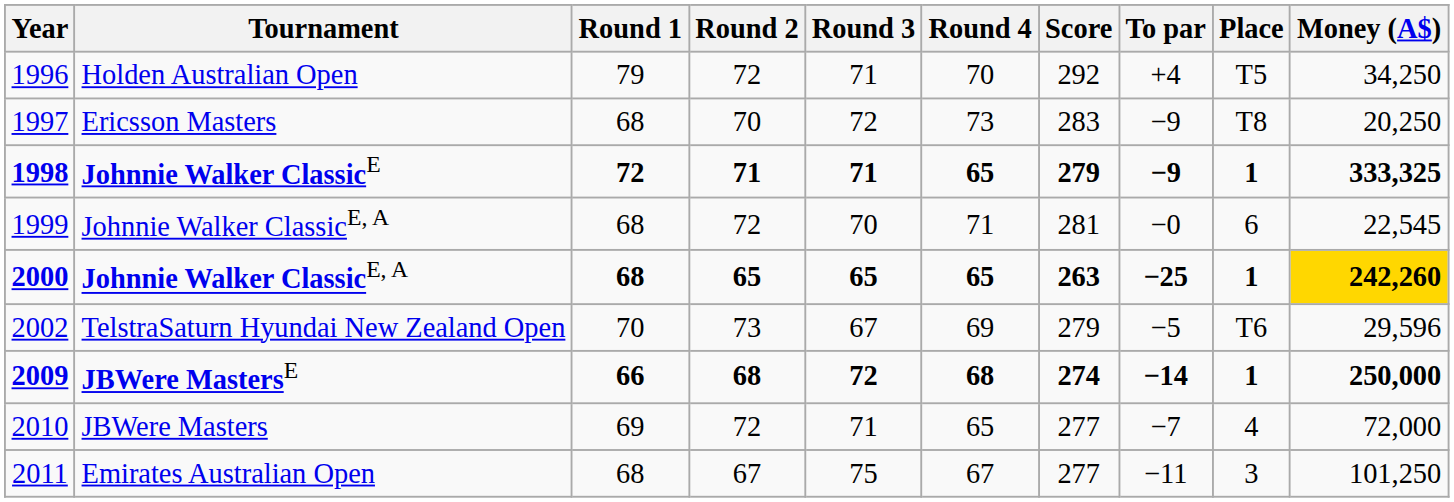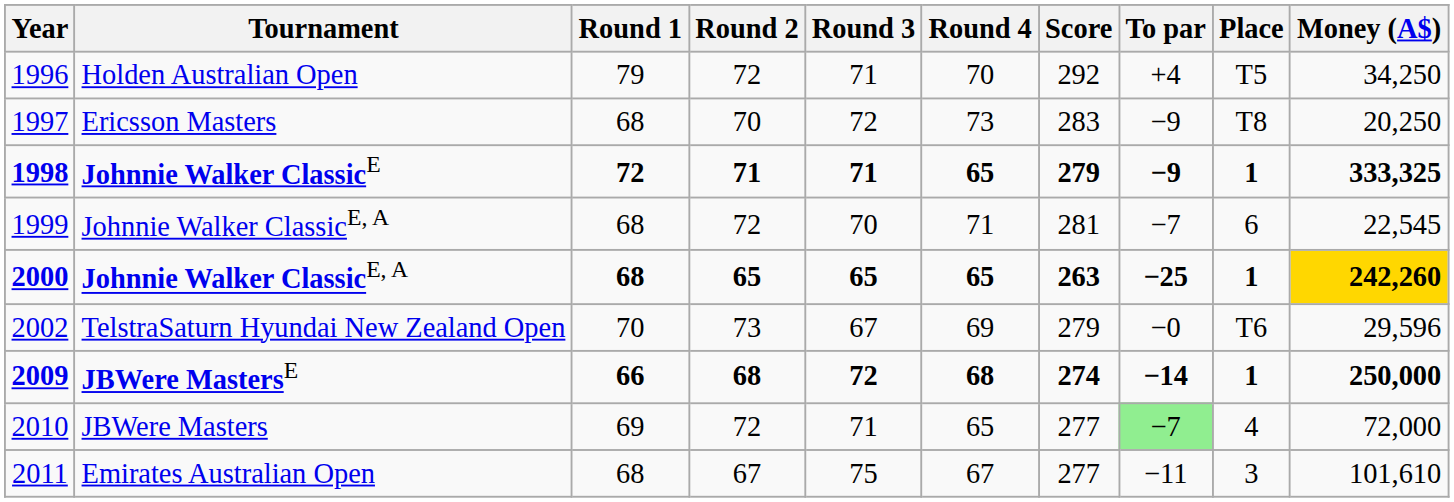(1166, 224) −0 -> (1166, 224) −7
(1166, 326) −5 -> (1166, 326) −0
(1166, 425) no background -> (1166, 425) lightgreen background
(1395, 472) 101,250 -> (1395, 472) 101,610
